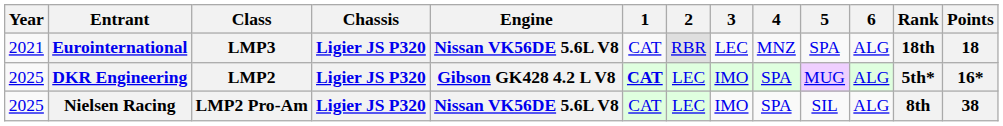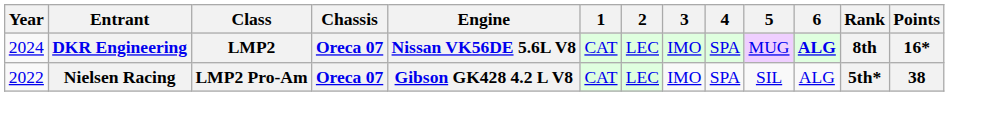- row: (120, 47)
(26, 76) 2025 -> (26, 47) 2024
(371, 76) Ligier JS P320 -> (350, 47) Oreca 07
(526, 76) Gibson GK428 4.2 L V8 -> (484, 47) Nissan VK56DE 5.6L V8
(645, 76) bold -> (601, 47) normal
(871, 76) normal -> (817, 47) bold
(918, 76) 5th* -> (865, 47) 8th
(26, 105) 2025 -> (26, 76) 2022
(371, 105) Ligier JS P320 -> (350, 76) Oreca 07
(526, 105) Nissan VK56DE 5.6L V8 -> (484, 76) Gibson GK428 4.2 L V8
(918, 105) 8th -> (865, 76) 5th*
